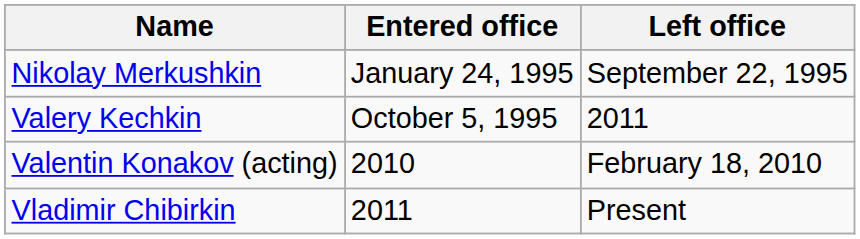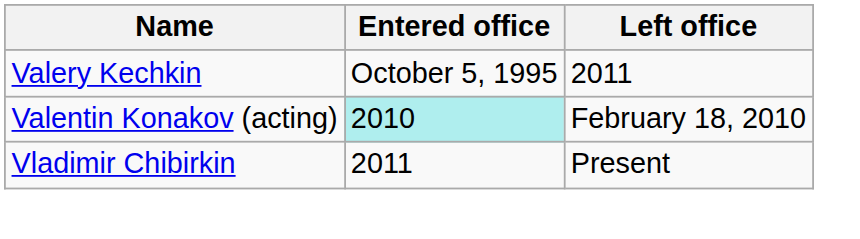- row: (136, 73)
(383, 164) no background -> (383, 118) paleturquoise background
